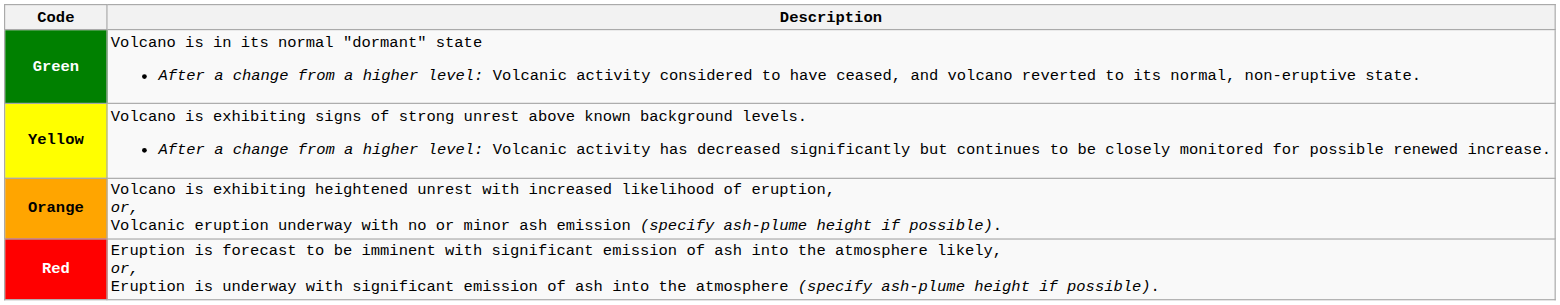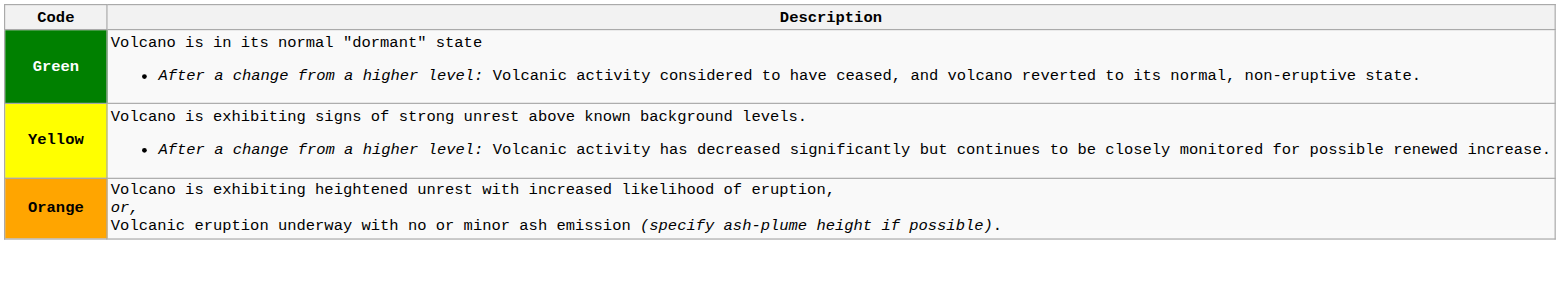- row: (56, 269)
